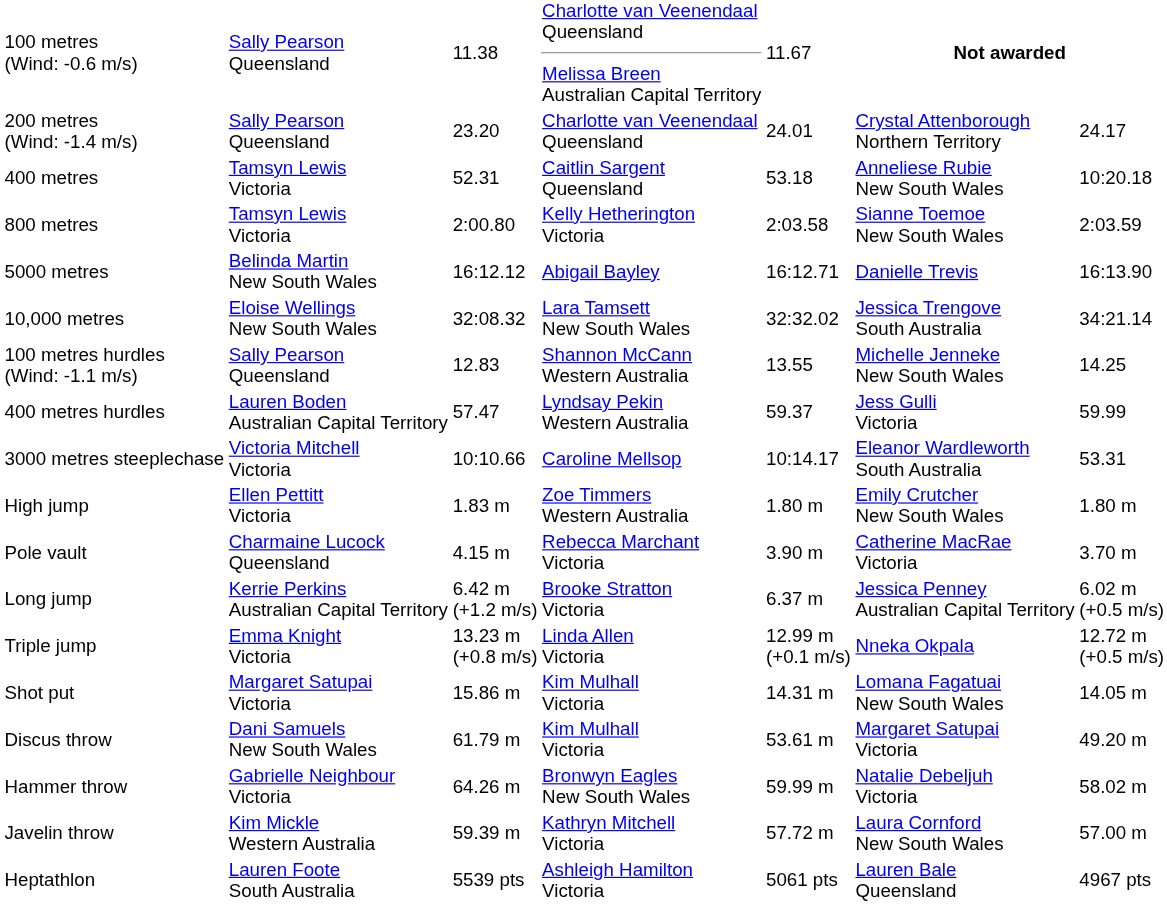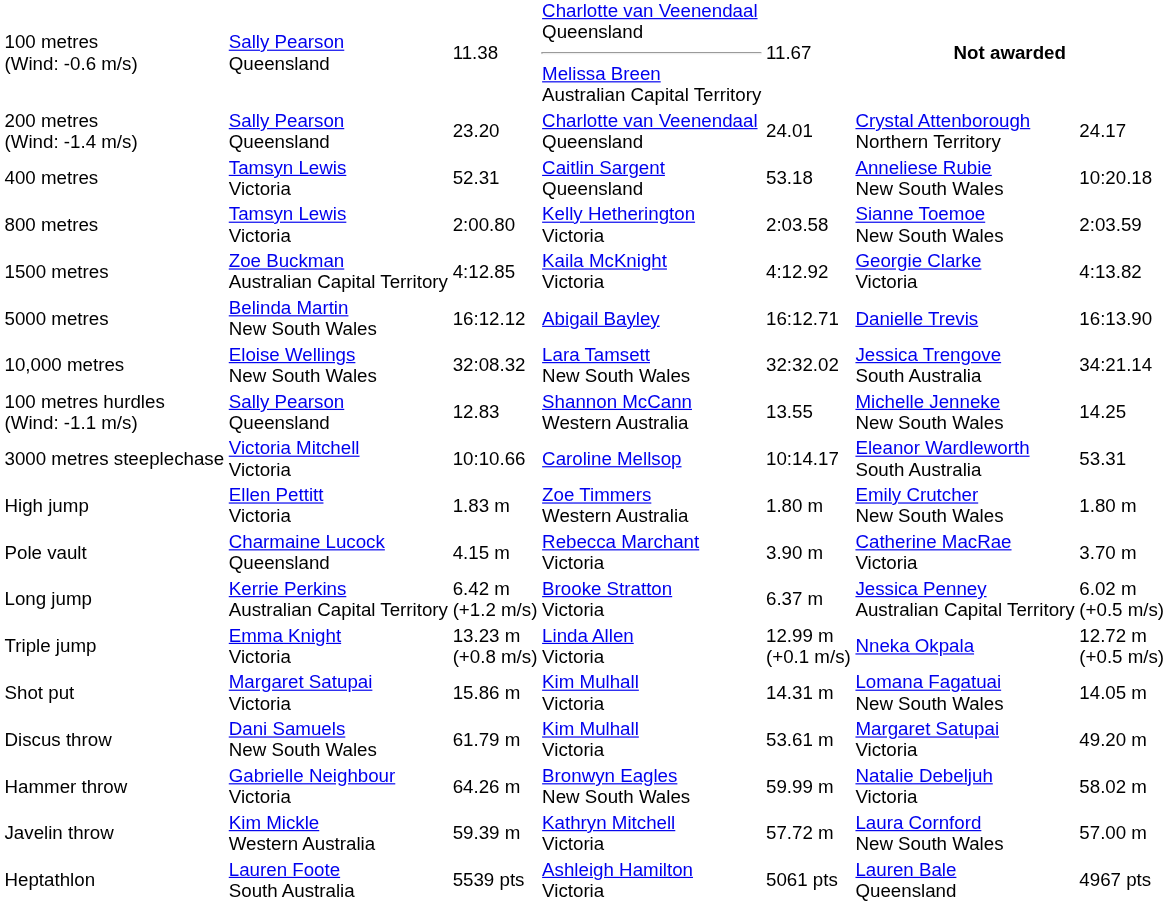+ row: (57, 271)
- row: (85, 412)
